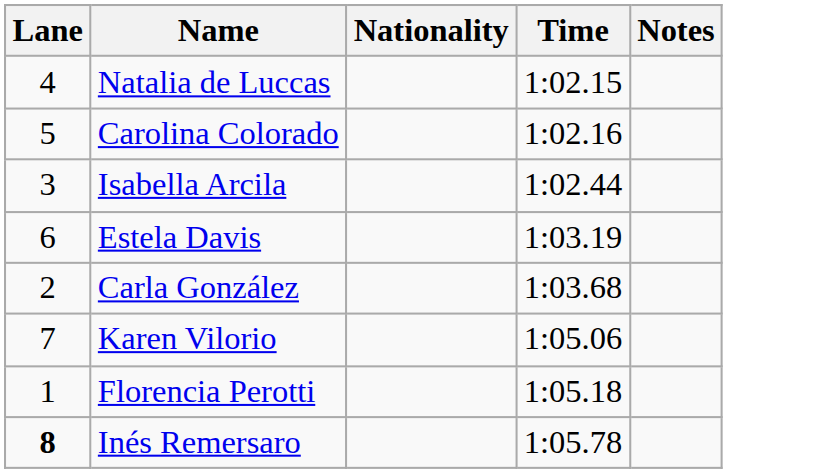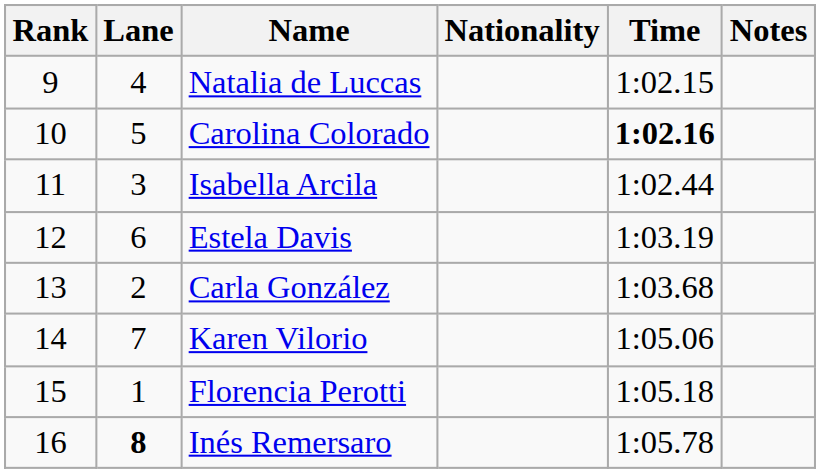+ column: (50, 30)
(573, 133) normal -> (665, 133) bold
